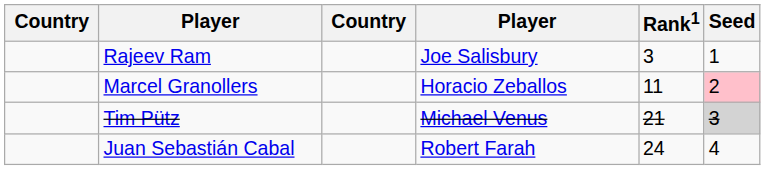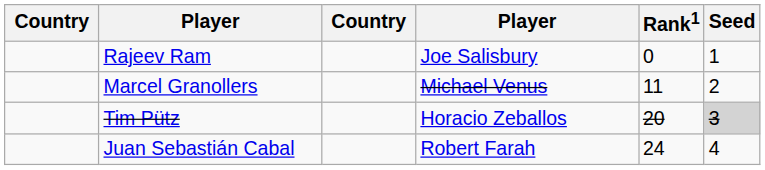(648, 56) 3 -> (648, 56) 0
(494, 87) Horacio Zeballos -> (484, 87) Michael Venus
(714, 87) pink background -> (714, 87) no background
(484, 118) Michael Venus -> (494, 118) Horacio Zeballos
(654, 118) 21 -> (654, 118) 20
